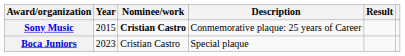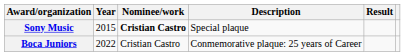(276, 28) Conmemorative plaque: 25 years of Career -> (220, 28) Special plaque
(106, 43) 2023 -> (106, 43) 2022
(220, 43) Special plaque -> (276, 43) Conmemorative plaque: 25 years of Career
